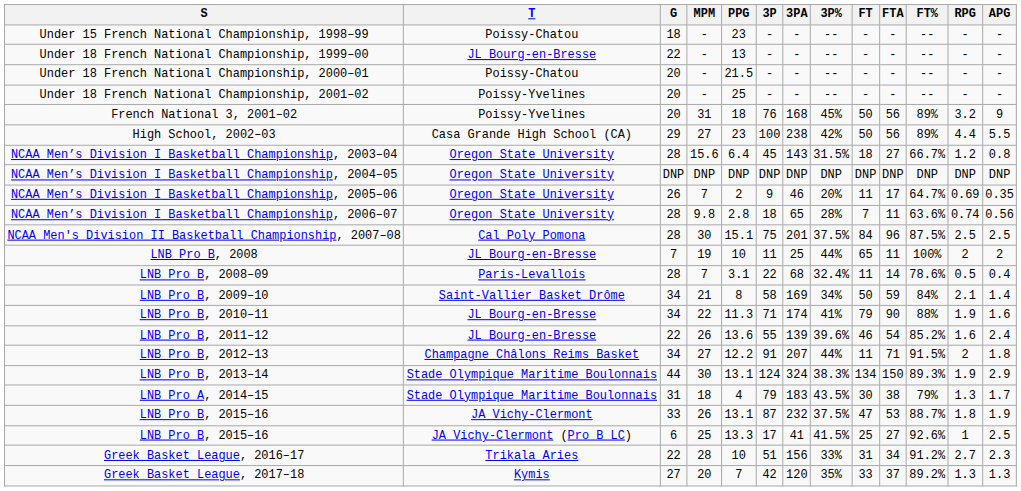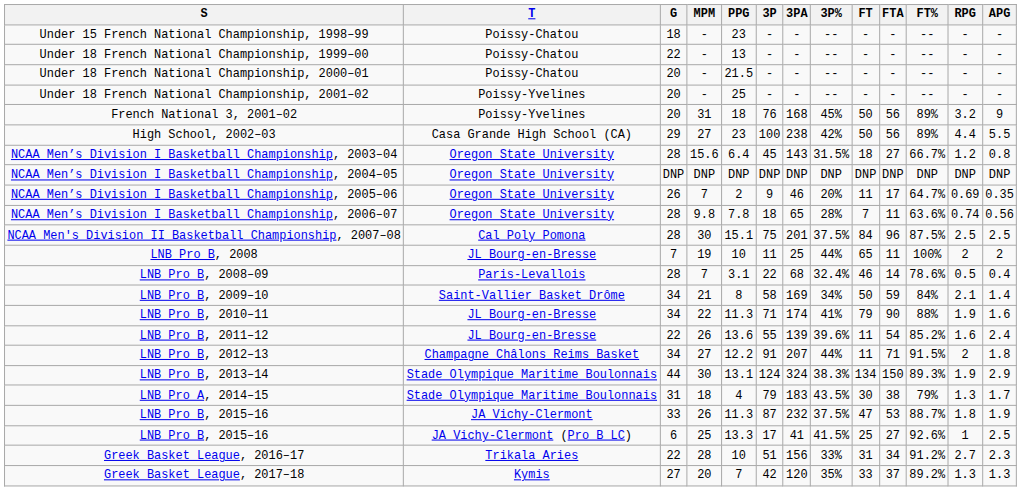(532, 54) JL Bourg-en-Bresse -> (532, 54) Poissy-Chatou
(739, 215) 2.8 -> (739, 215) 7.8
(866, 275) 11 -> (866, 275) 46
(866, 335) 46 -> (866, 335) 11
(739, 415) 13.1 -> (739, 415) 11.3
